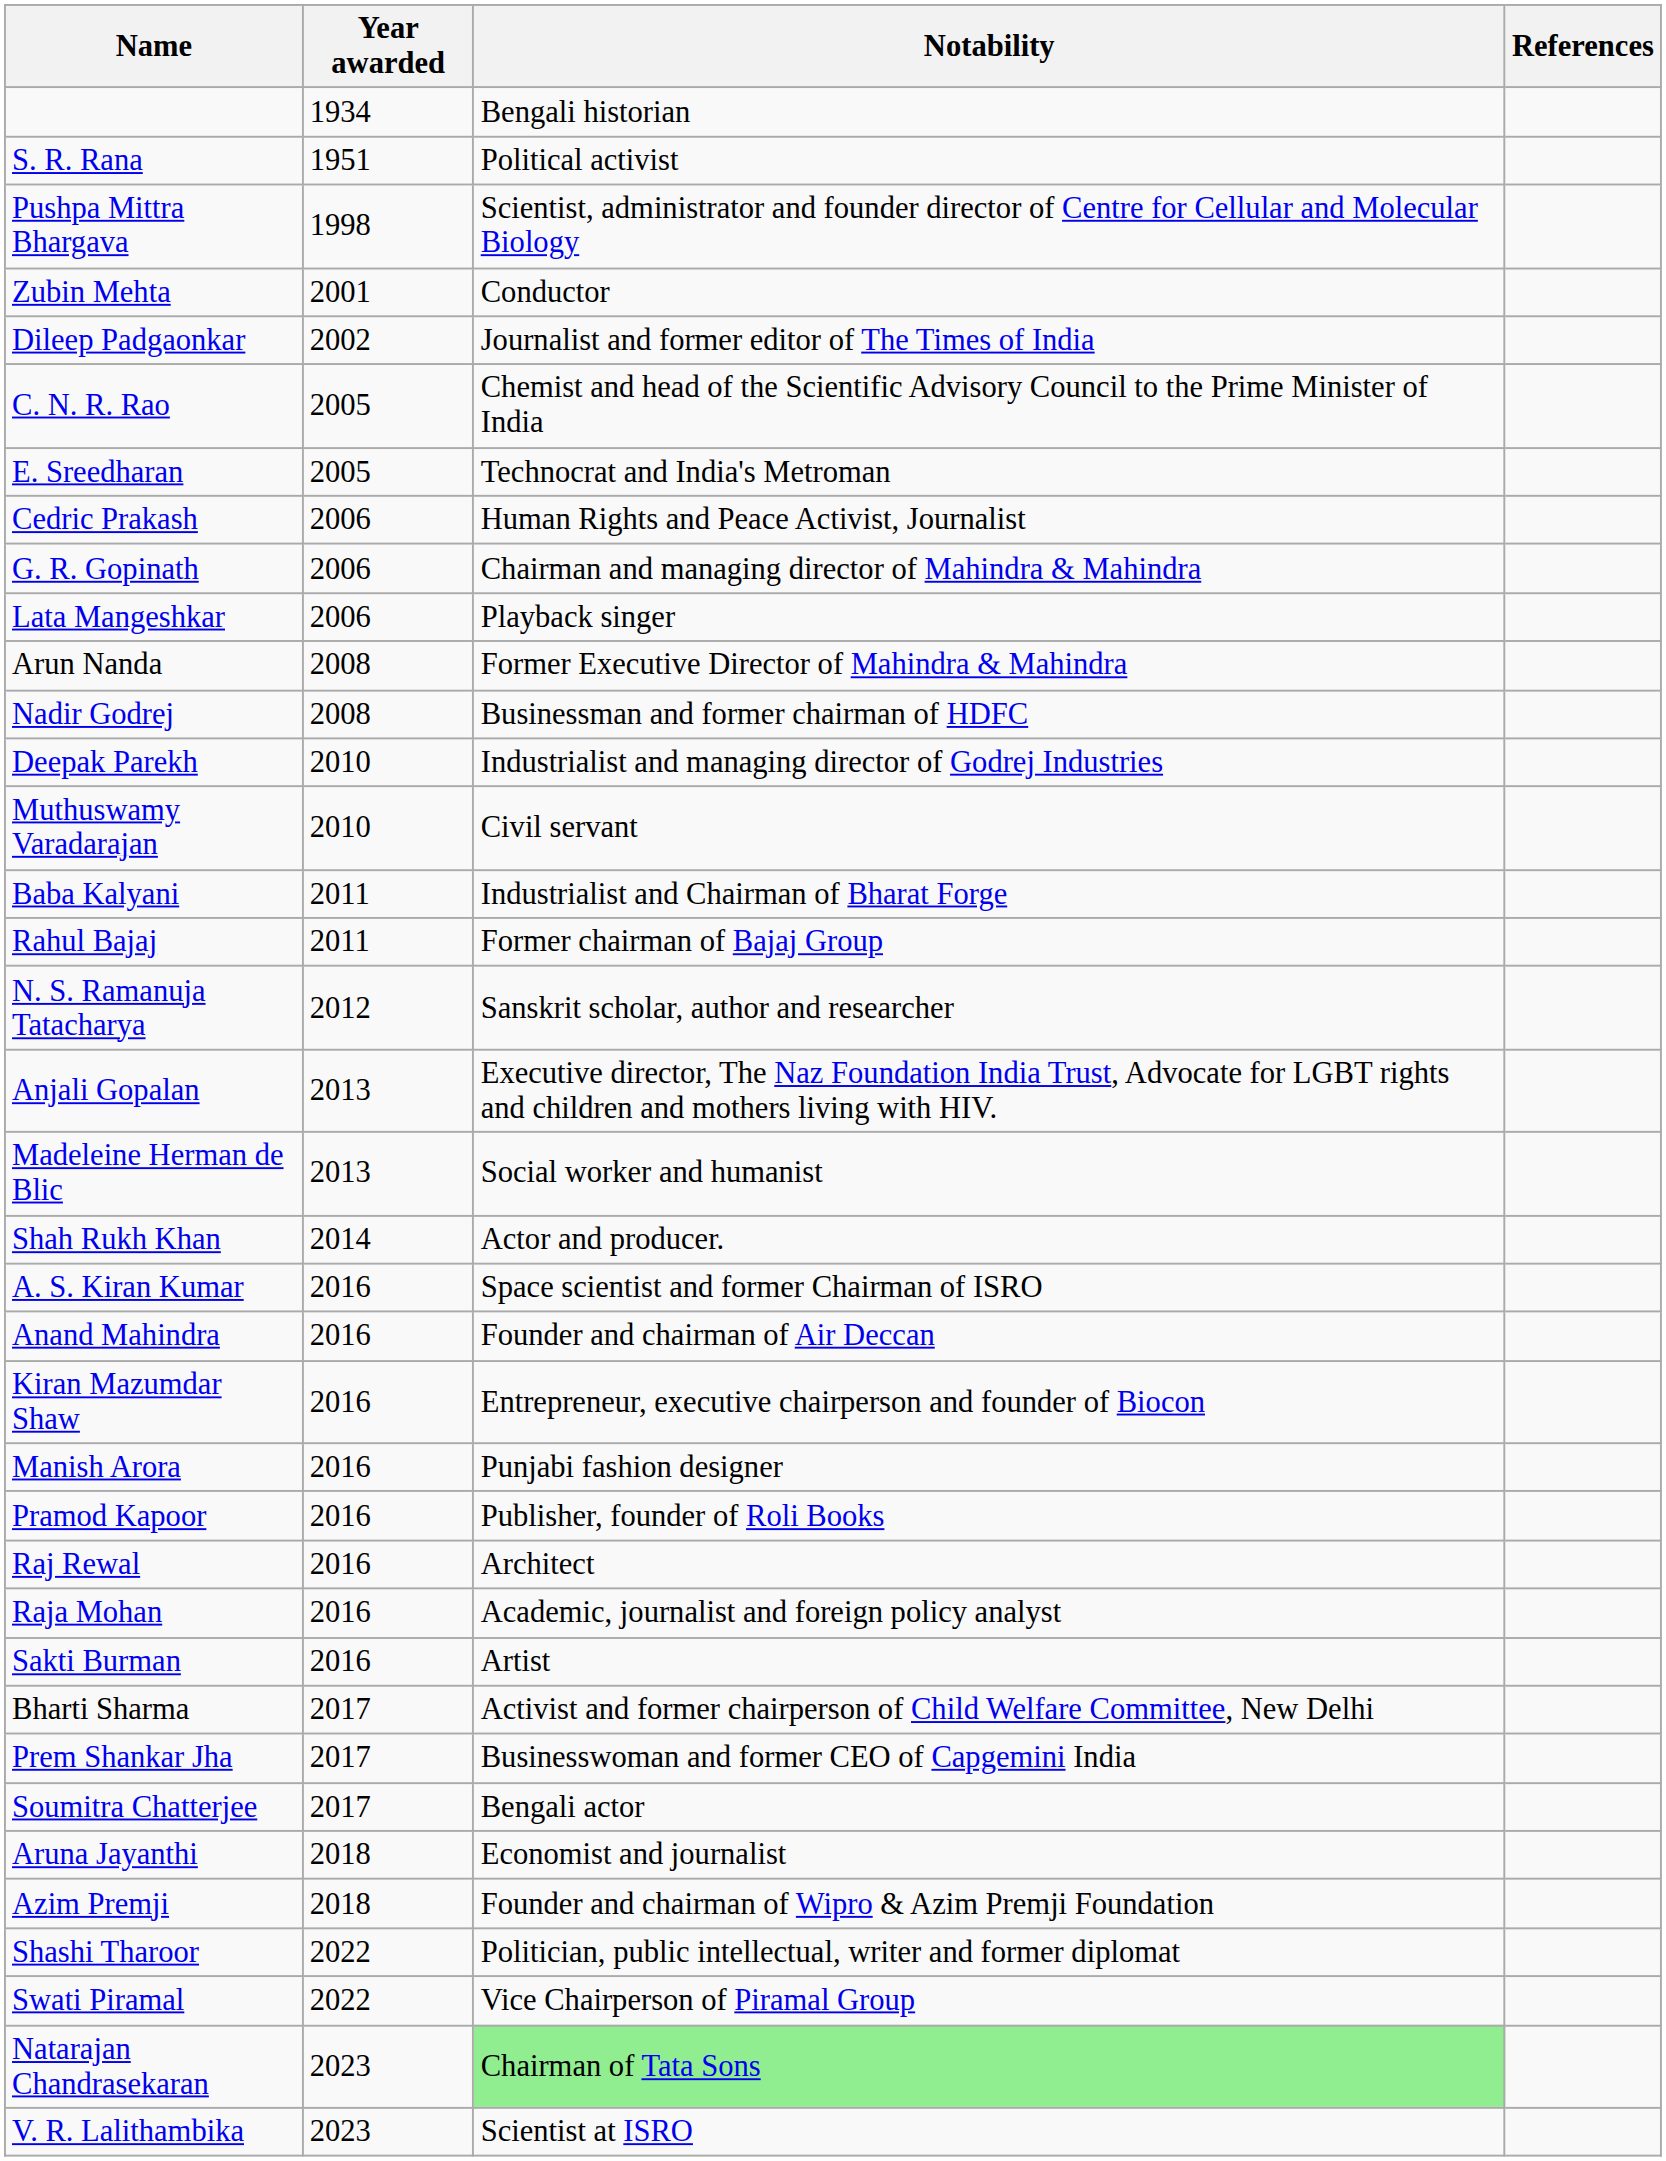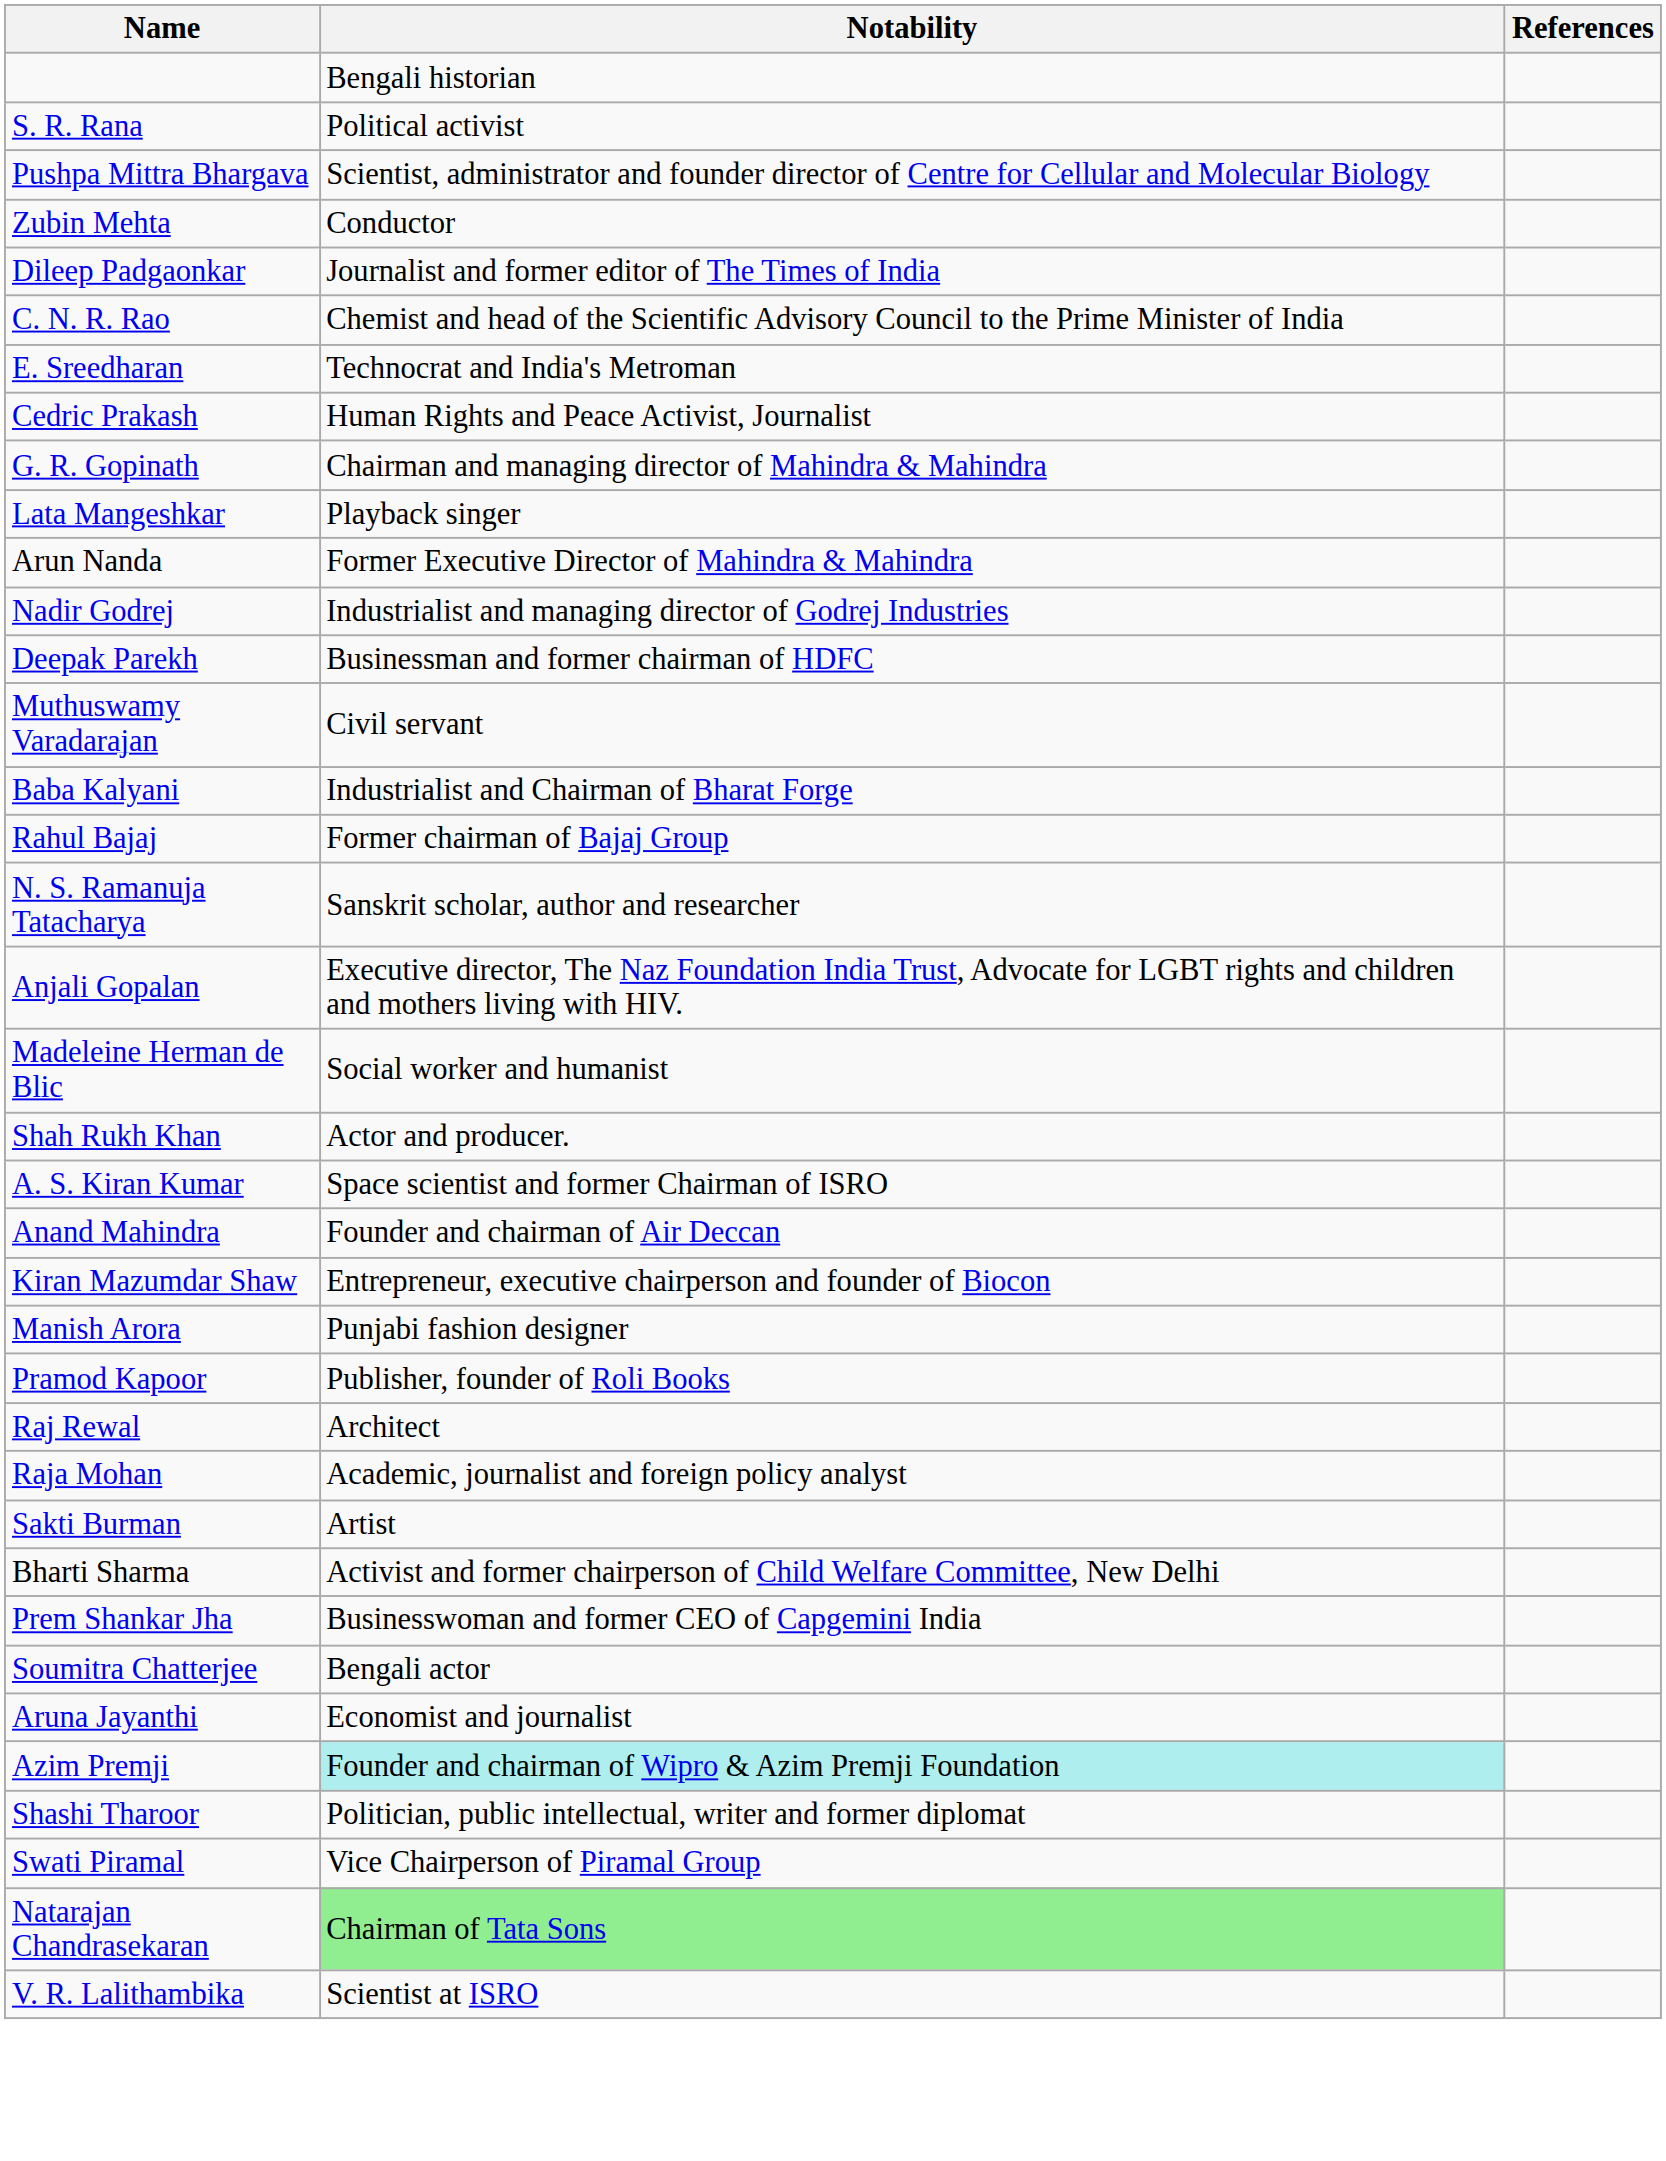- column: (388, 45)
(754, 713) Businessman and former chairman of HDFC -> (667, 610) Industrialist and managing director of Godrej Industries
(822, 761) Industrialist and managing director of Godrej Industries -> (600, 658) Businessman and former chairman of HDFC
(847, 1903) no background -> (693, 1765) paleturquoise background
